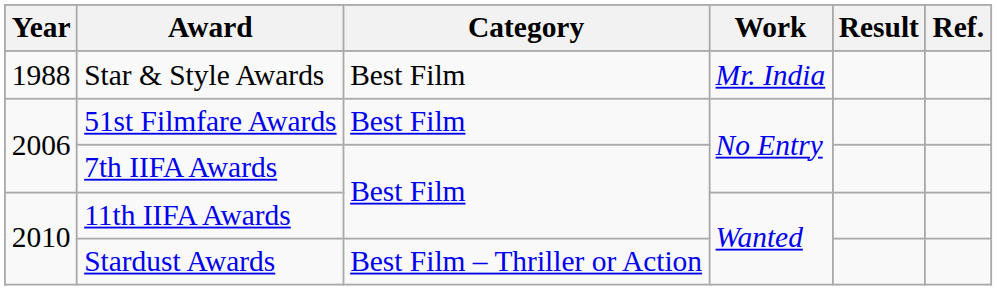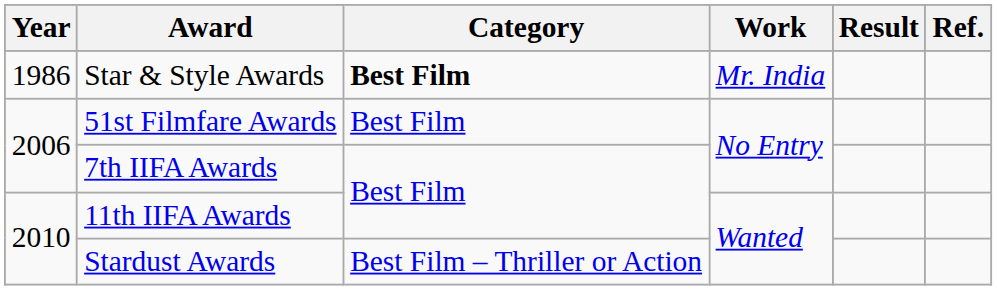(41, 74) 1988 -> (41, 74) 1986
(408, 74) normal -> (410, 74) bold
